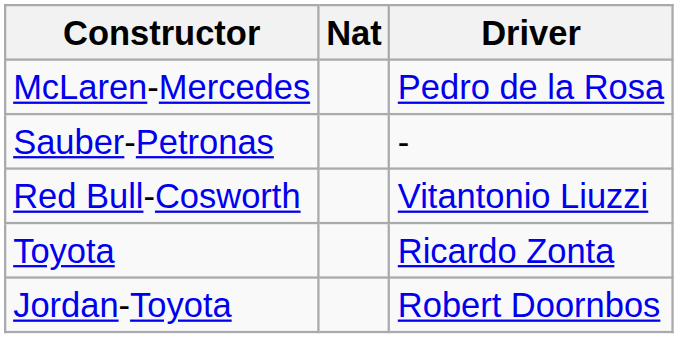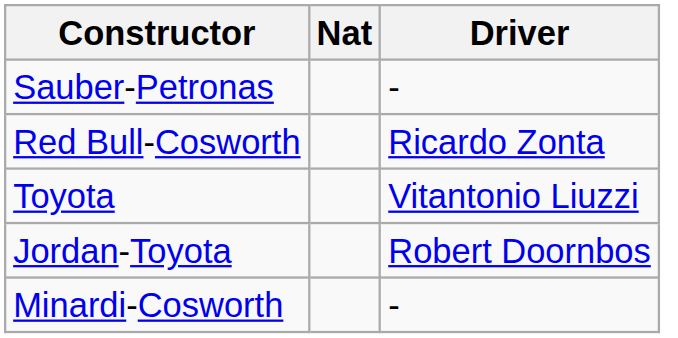- row: (162, 87)
(523, 196) Vitantonio Liuzzi -> (497, 142) Ricardo Zonta
(506, 251) Ricardo Zonta -> (513, 196) Vitantonio Liuzzi
+ row: (148, 306)
